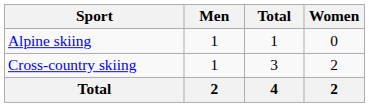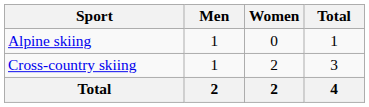columns swapped: (334, 16) <-> (274, 16)
